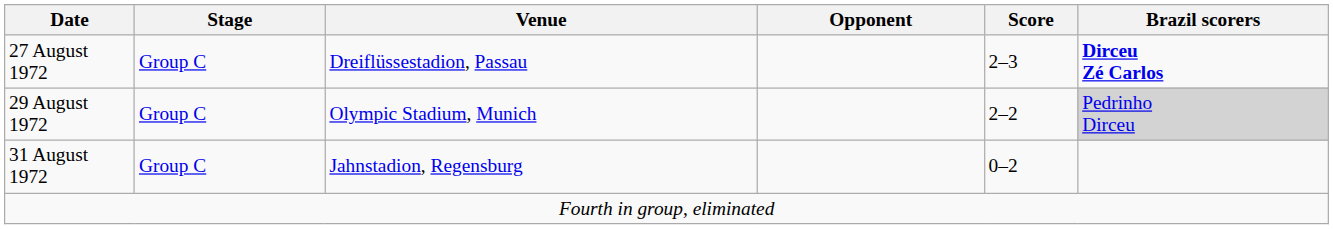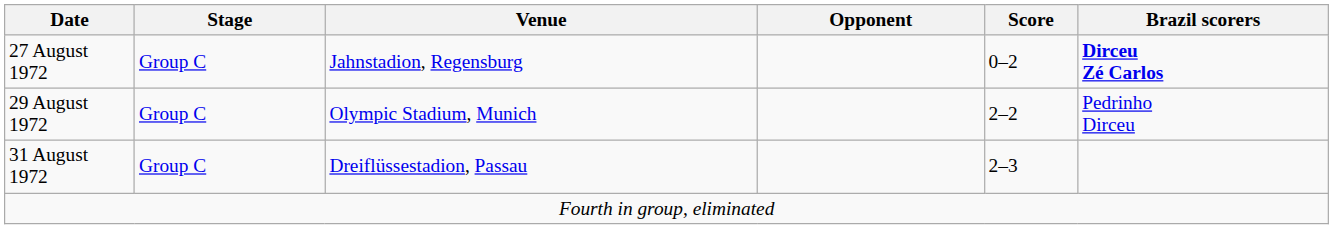(428, 61) Dreiflüssestadion, Passau -> (426, 61) Jahnstadion, Regensburg
(1003, 61) 2–3 -> (1003, 61) 0–2
(1117, 113) lightgrey background -> (1117, 113) no background
(426, 166) Jahnstadion, Regensburg -> (428, 166) Dreiflüssestadion, Passau
(1003, 166) 0–2 -> (1003, 166) 2–3
